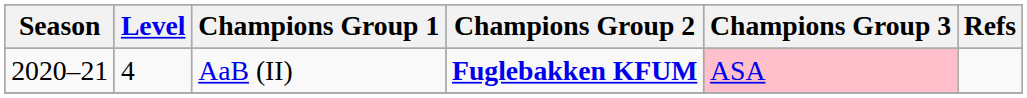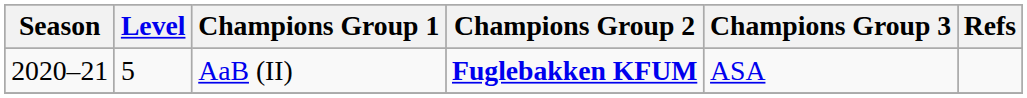(128, 70) 4 -> (128, 70) 5
(738, 70) pink background -> (738, 70) no background
